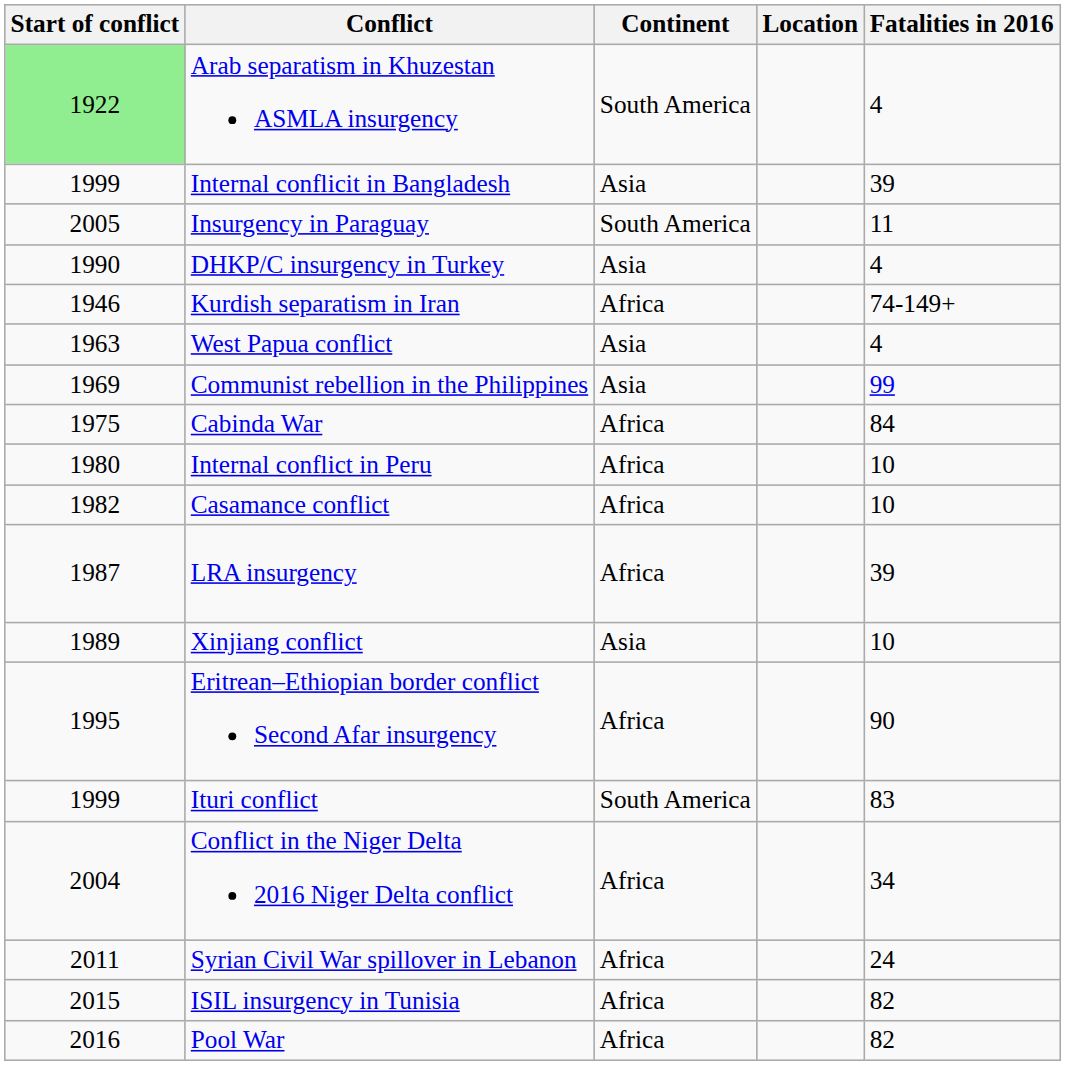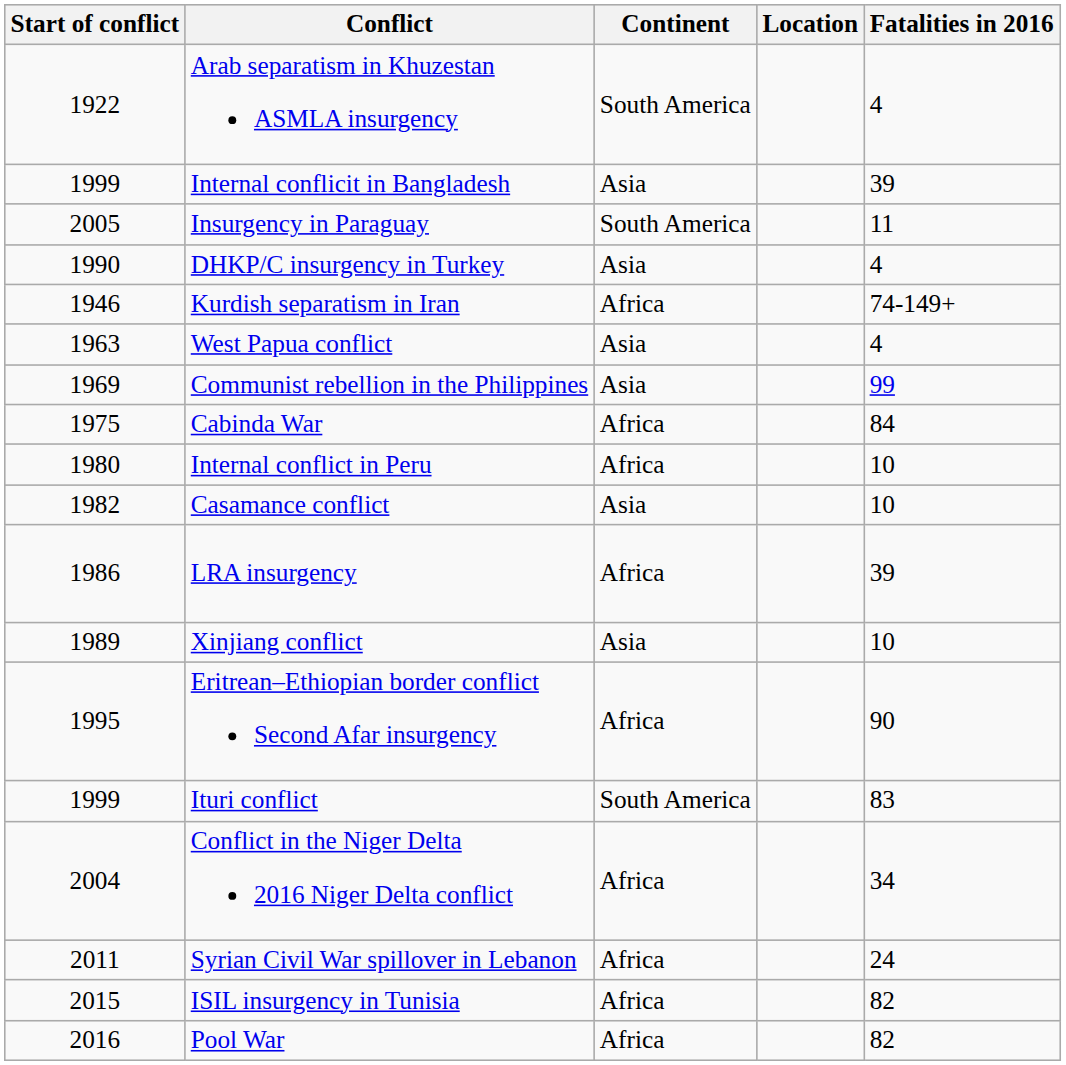(95, 104) lightgreen background -> (95, 104) no background
(632, 504) Africa -> (623, 504) Asia
(95, 573) 1987 -> (95, 573) 1986
